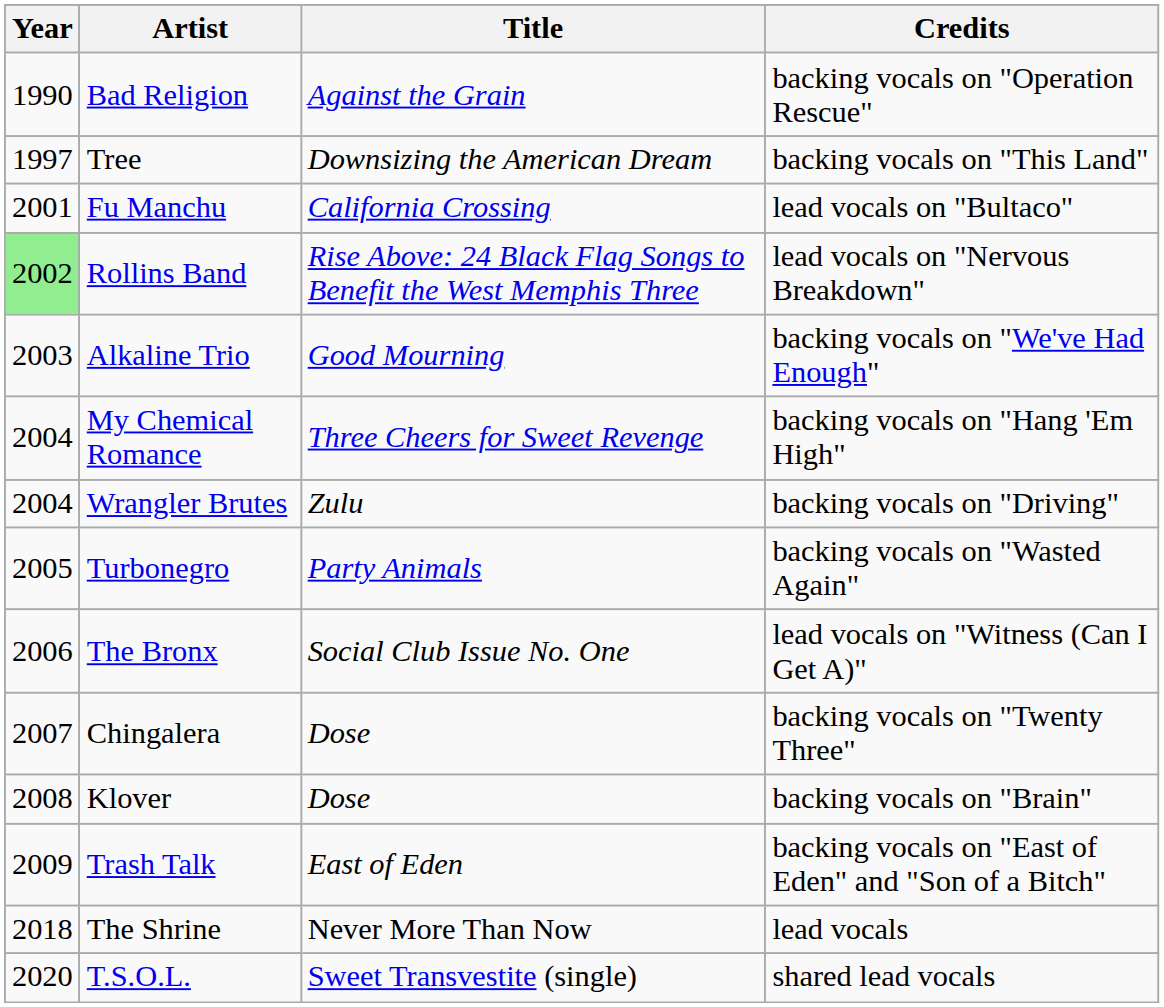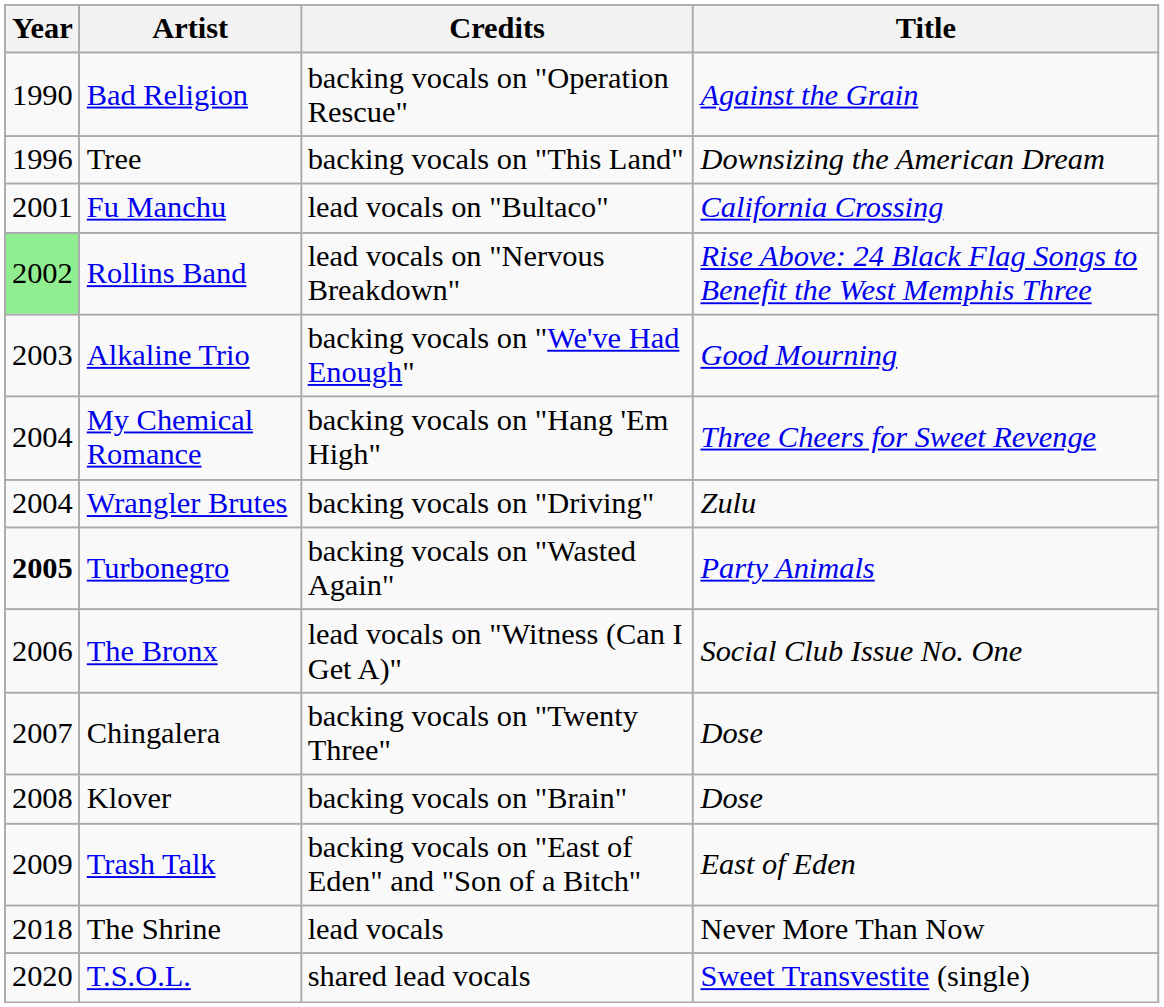columns swapped: (533, 28) <-> (962, 28)
(42, 159) 1997 -> (42, 159) 1996
(42, 568) normal -> (42, 568) bold
